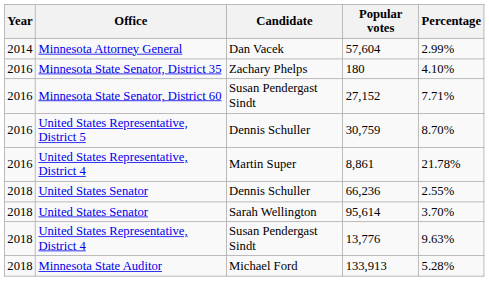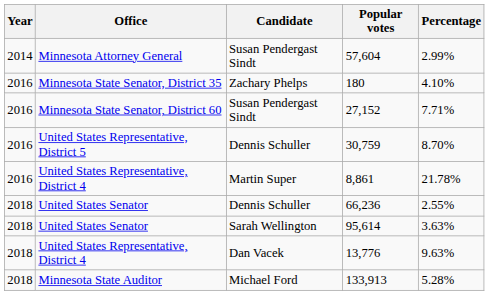(256, 48) Dan Vacek -> (273, 55) Susan Pendergast Sindt
(438, 211) 3.70% -> (438, 225) 3.63%
(273, 238) Susan Pendergast Sindt -> (256, 253) Dan Vacek
